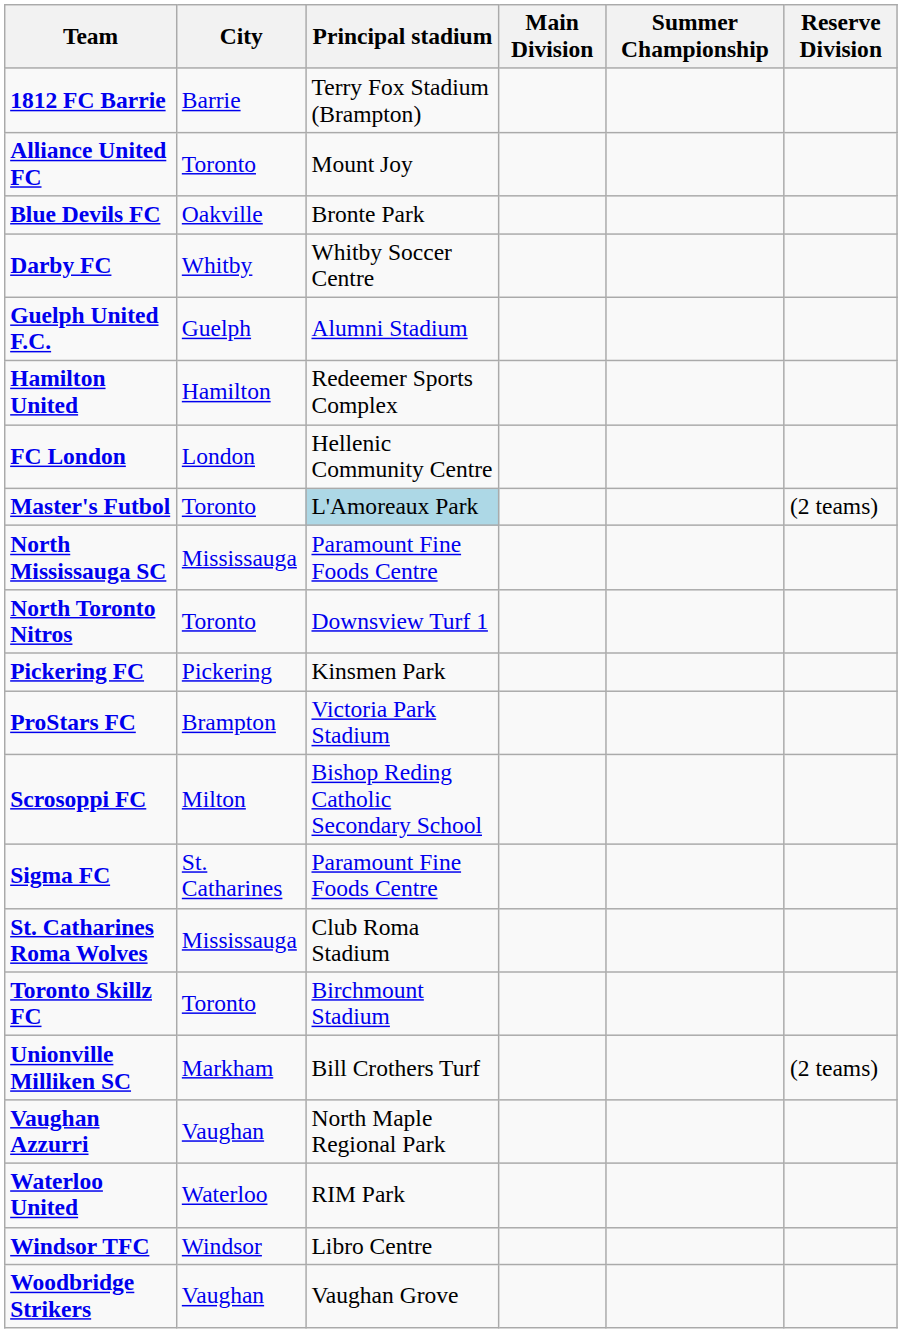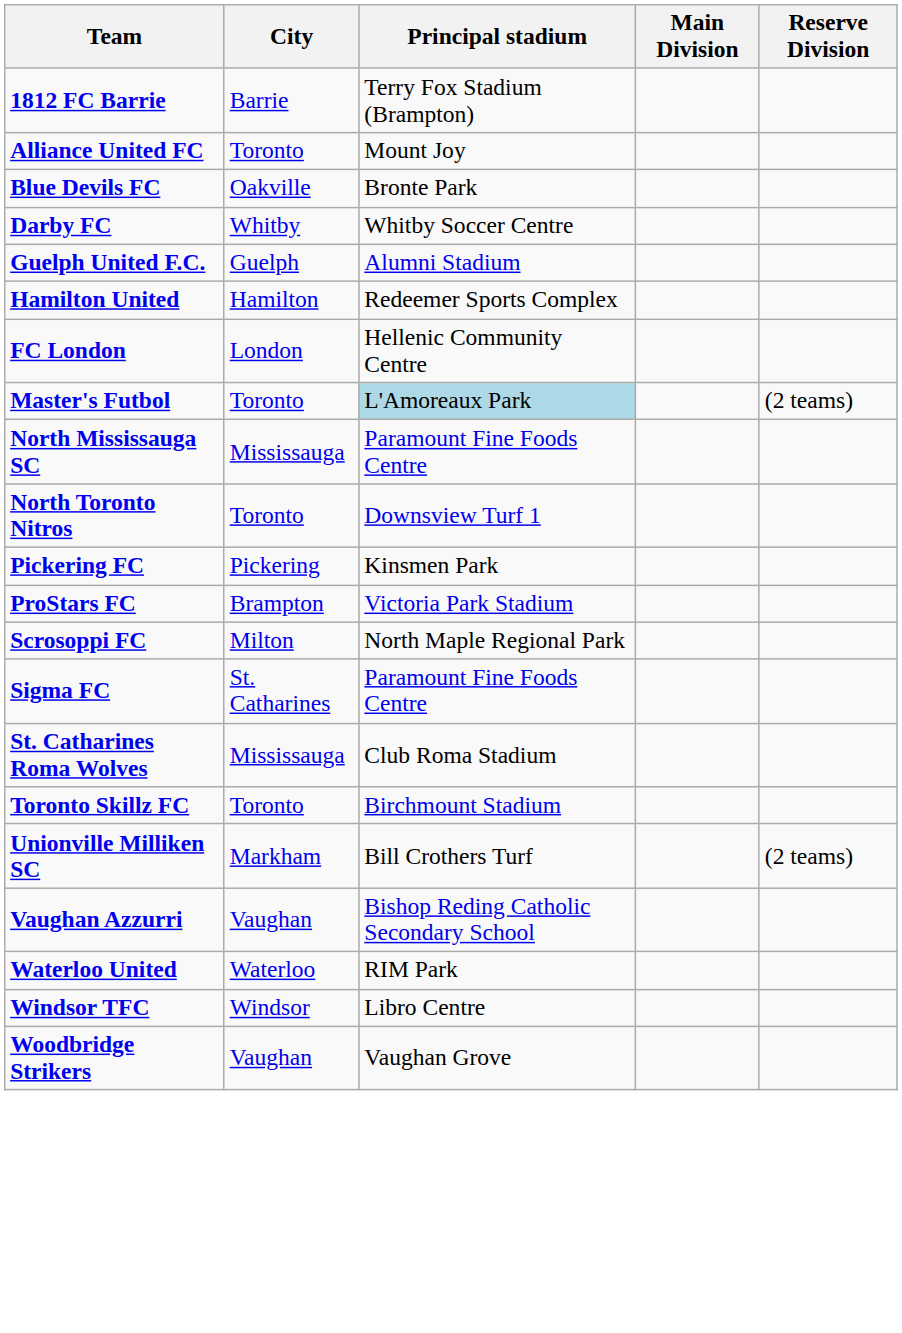- column: (695, 36)
(397, 799) Bishop Reding Catholic Secondary School -> (495, 640) North Maple Regional Park
(378, 1131) North Maple Regional Park -> (477, 919) Bishop Reding Catholic Secondary School
